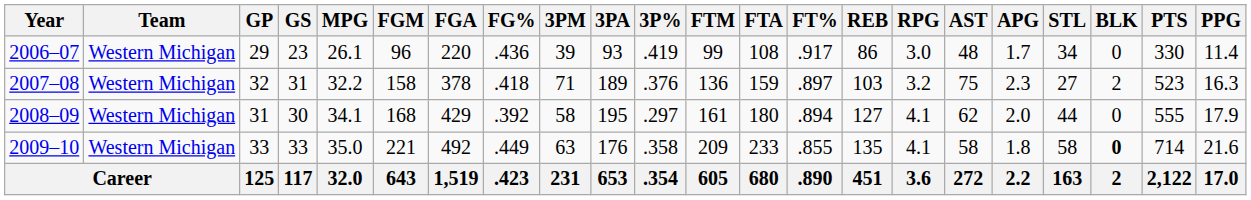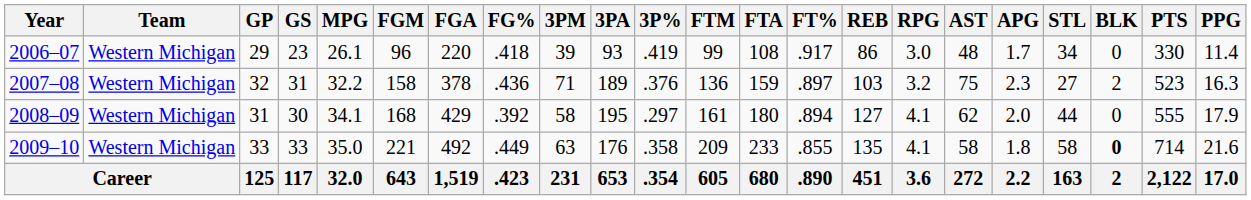(512, 52) .436 -> (512, 52) .418
(512, 83) .418 -> (512, 83) .436
